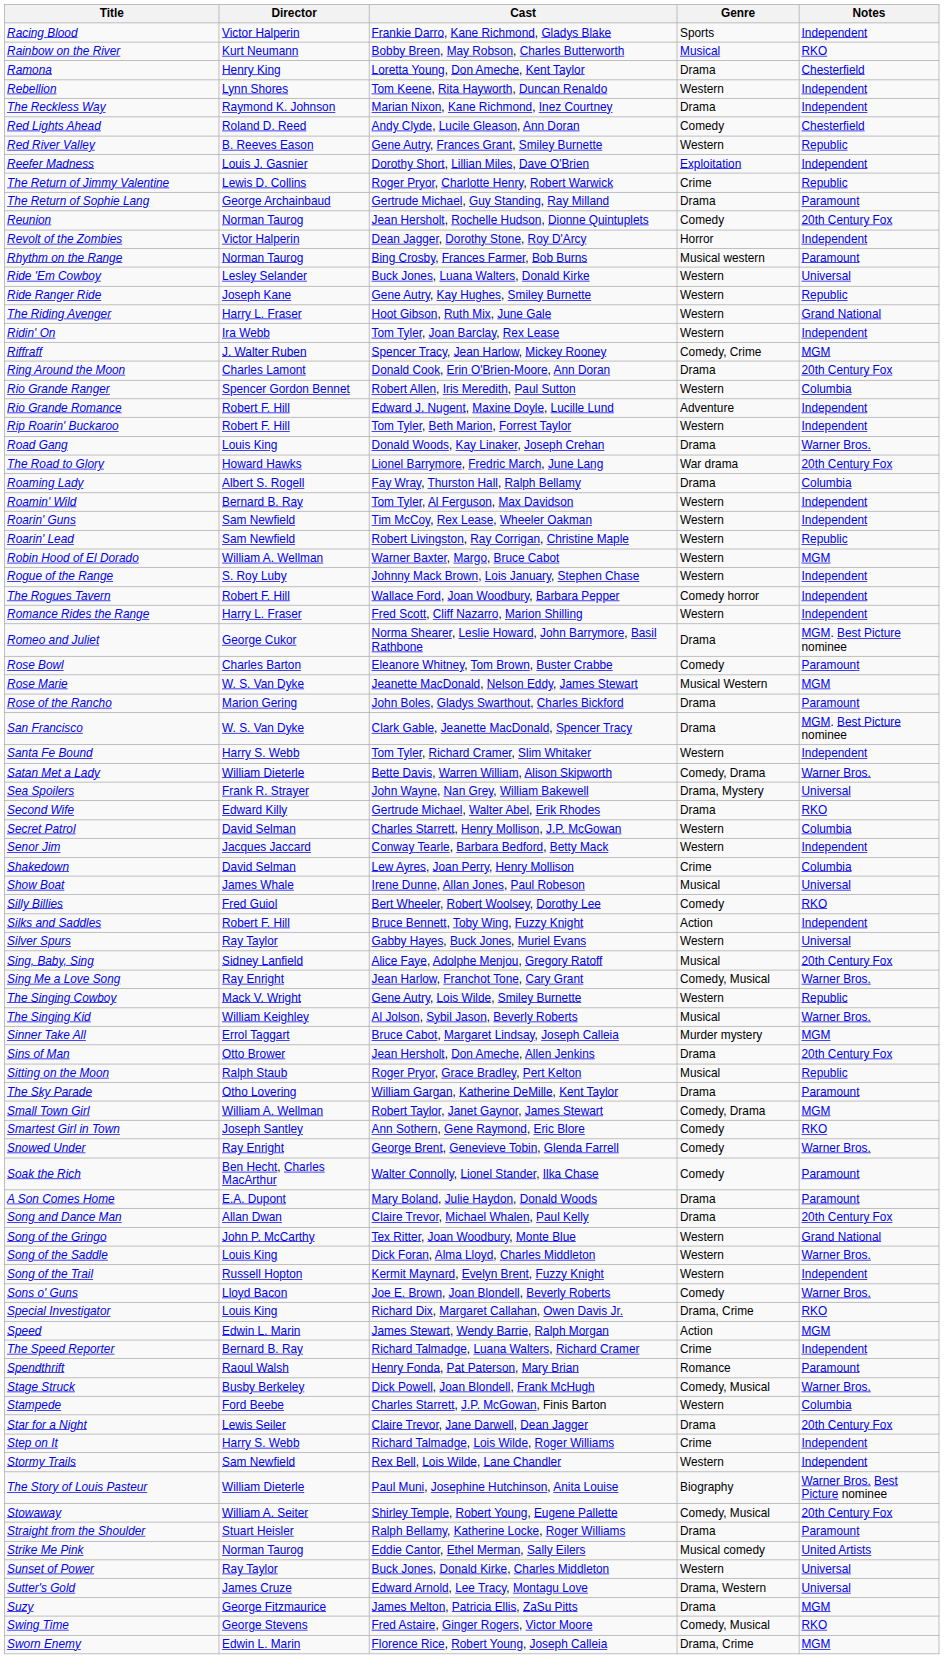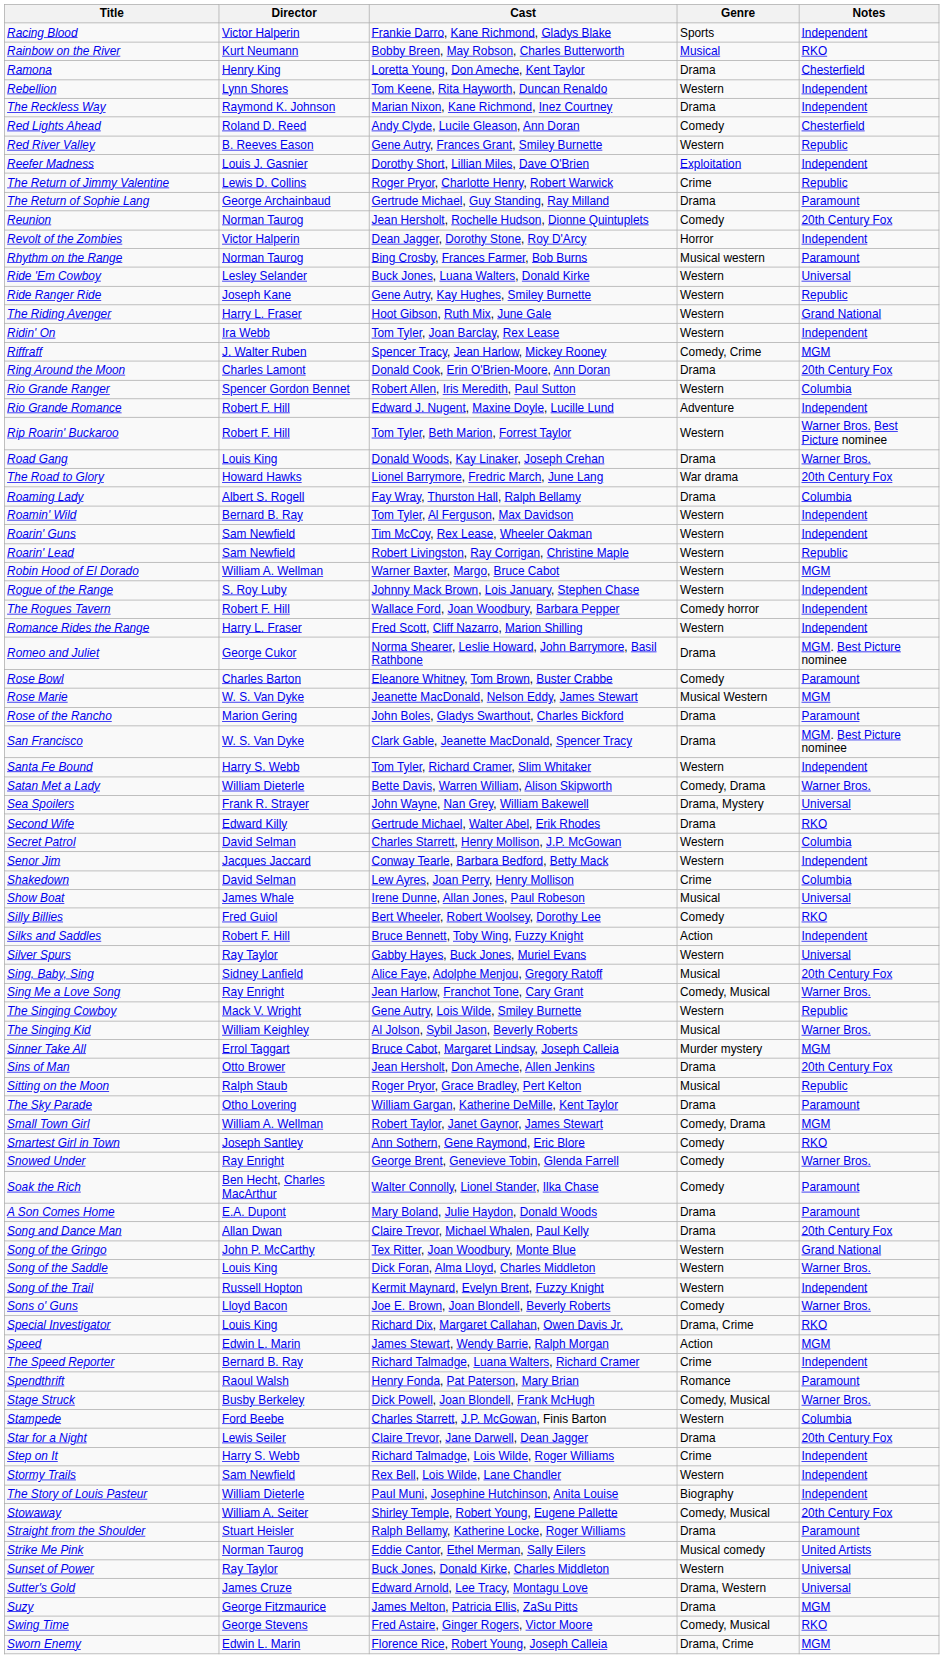(834, 426) Independent -> (850, 433) Warner Bros. Best Picture nominee
(850, 1487) Warner Bros. Best Picture nominee -> (834, 1494) Independent
